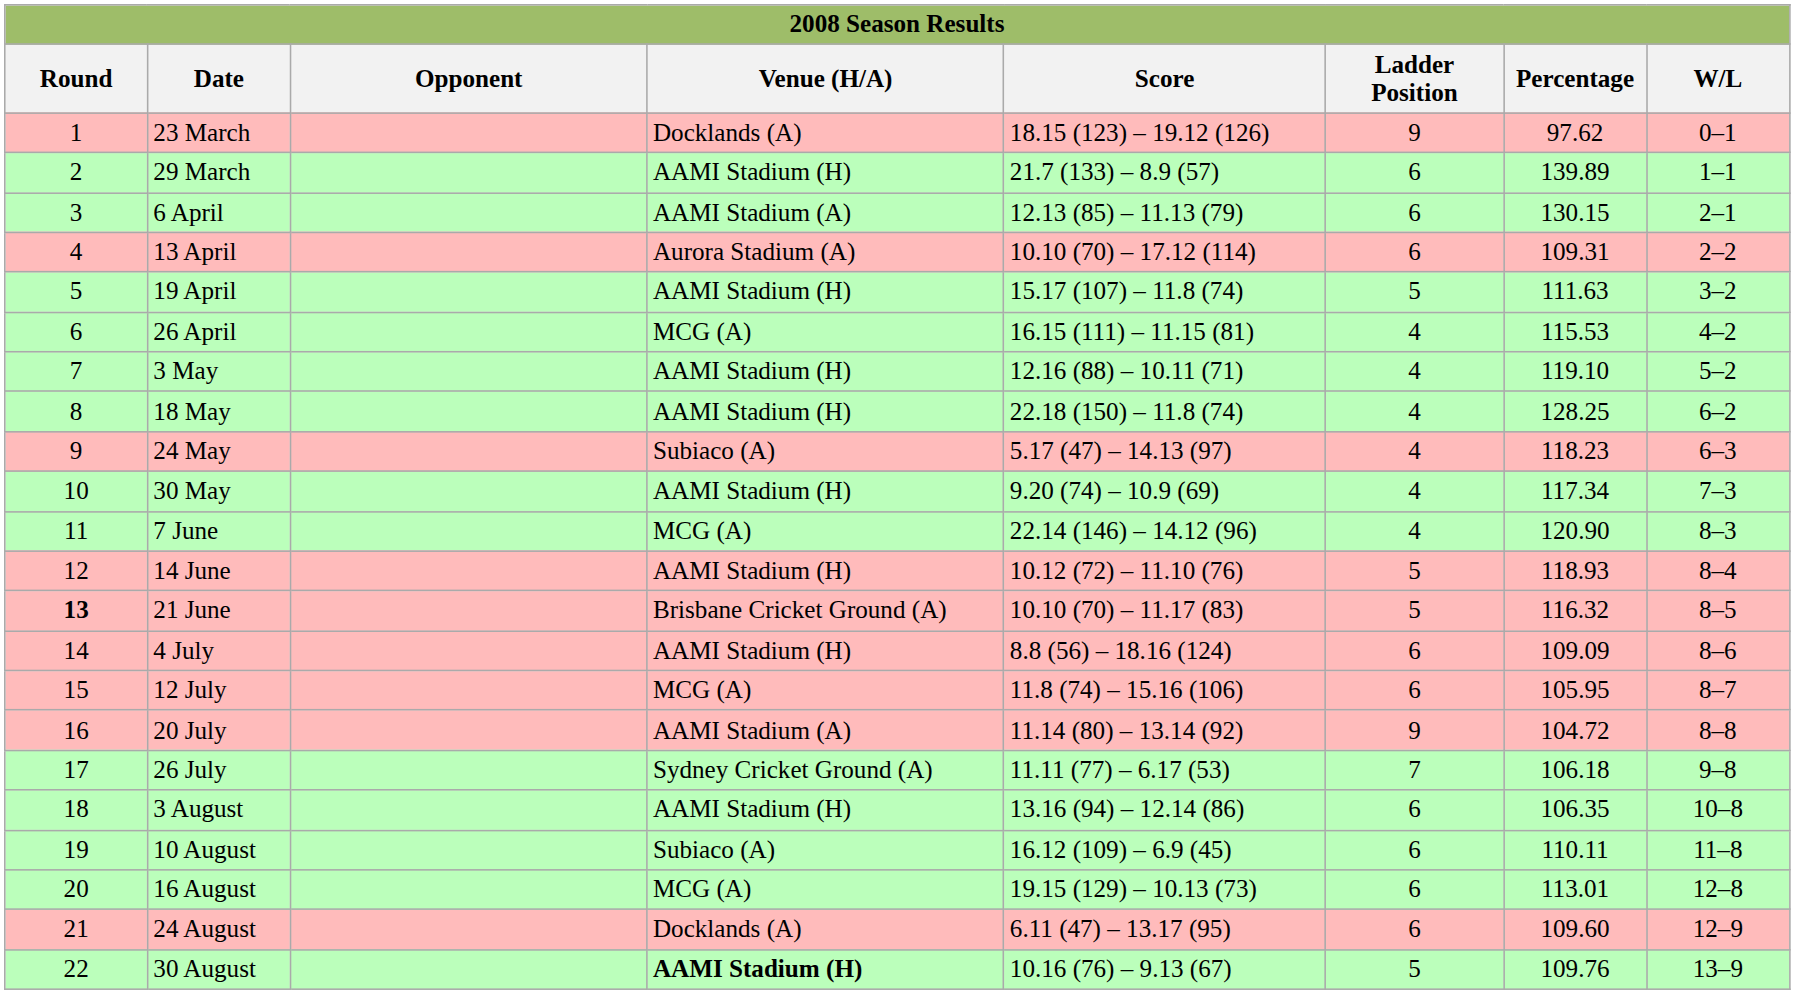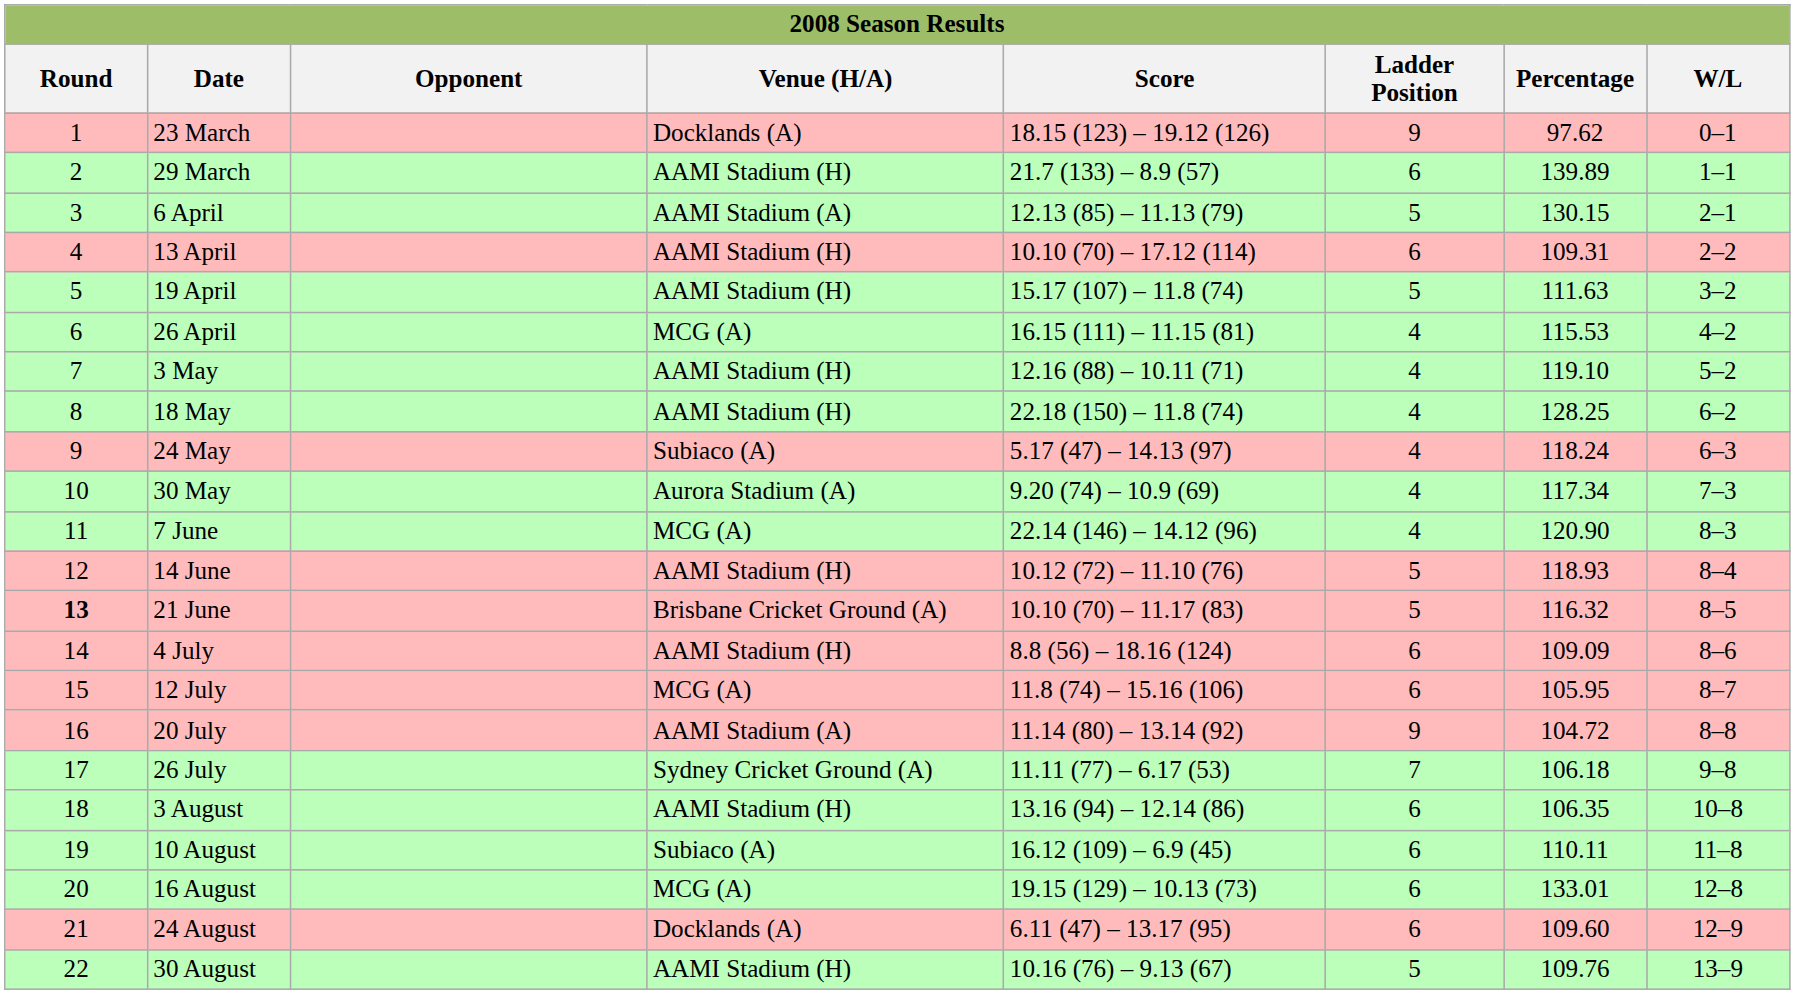(1414, 212) 6 -> (1414, 212) 5
(754, 251) Aurora Stadium (A) -> (752, 251) AAMI Stadium (H)
(1575, 451) 118.23 -> (1575, 451) 118.24
(752, 490) AAMI Stadium (H) -> (754, 490) Aurora Stadium (A)
(1575, 889) 113.01 -> (1575, 889) 133.01
(758, 968) bold -> (752, 968) normal
